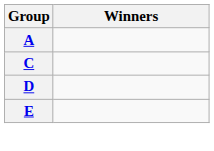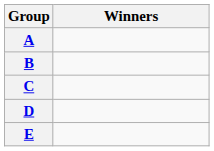+ row: (29, 63)
